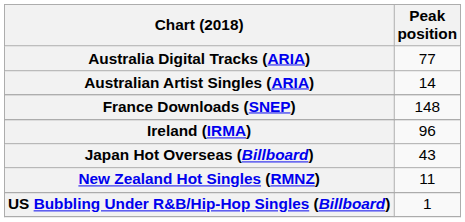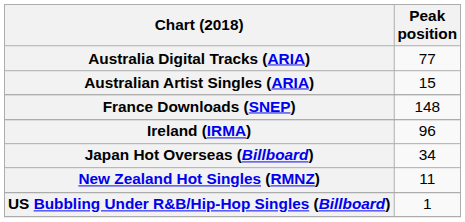(427, 82) 14 -> (427, 82) 15
(427, 155) 43 -> (427, 155) 34
